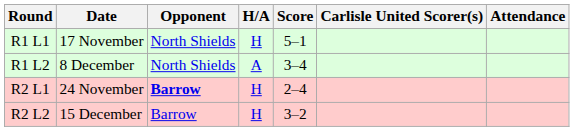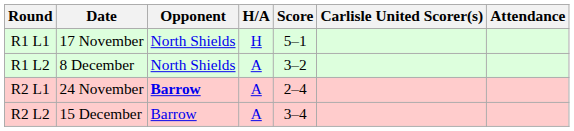(295, 65) 3–4 -> (295, 65) 3–2
(256, 89) H -> (256, 89) A
(256, 114) H -> (256, 114) A
(295, 114) 3–2 -> (295, 114) 3–4
